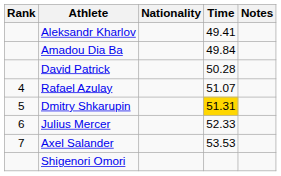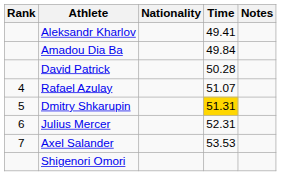(221, 124) 52.33 -> (221, 124) 52.31
